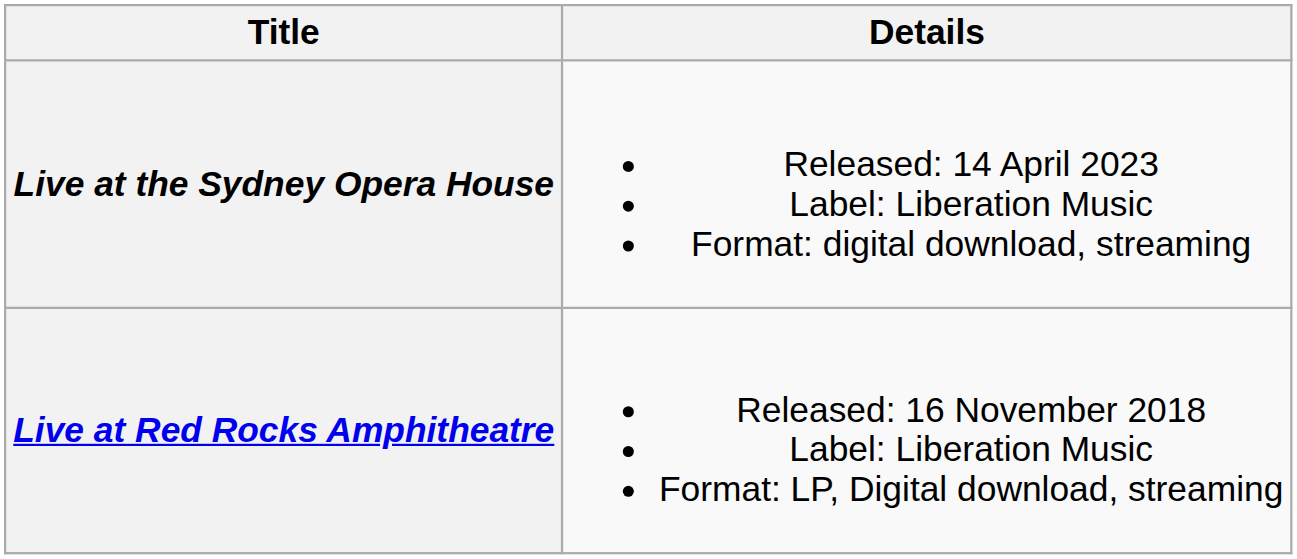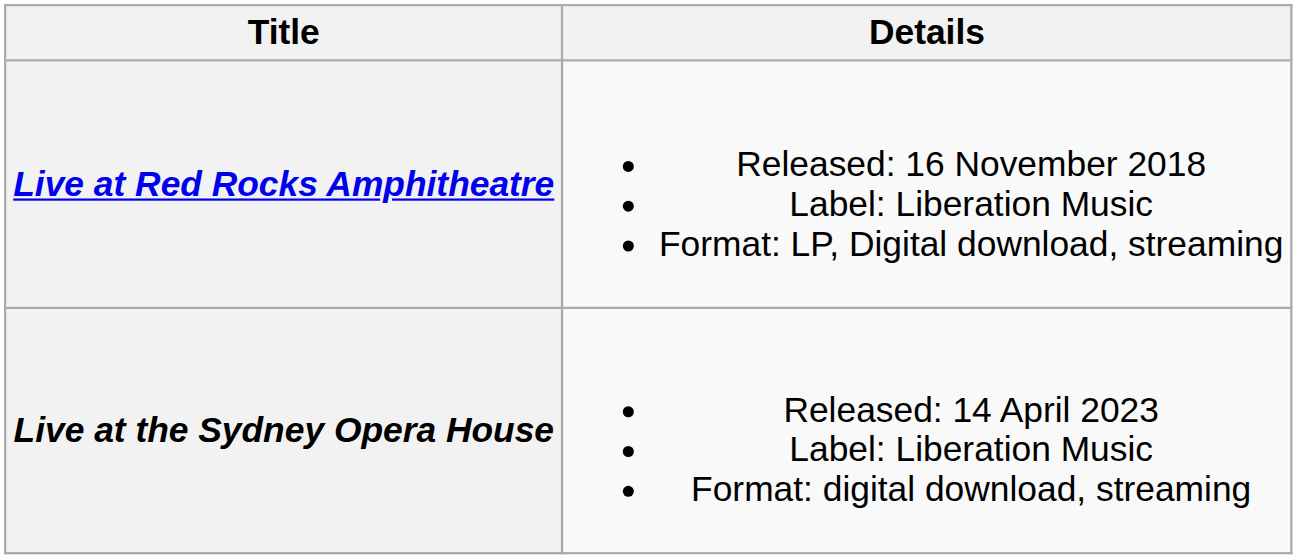rows swapped: (284, 429) <-> (284, 183)
